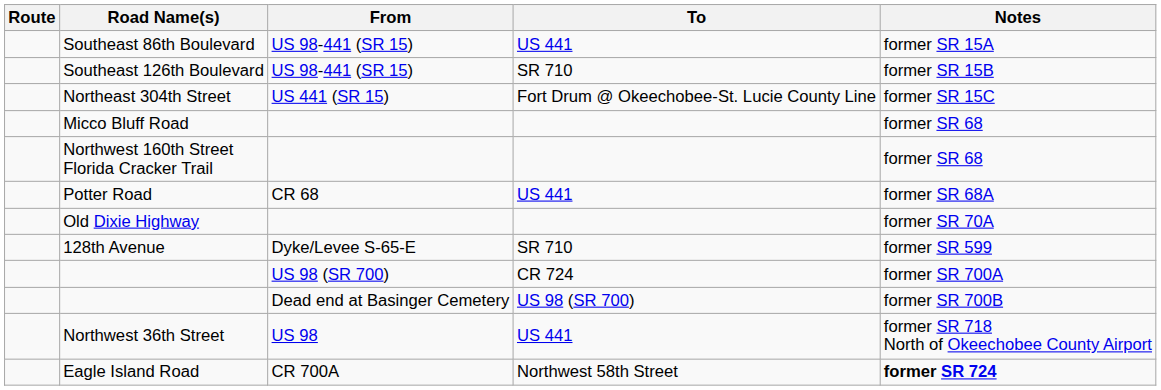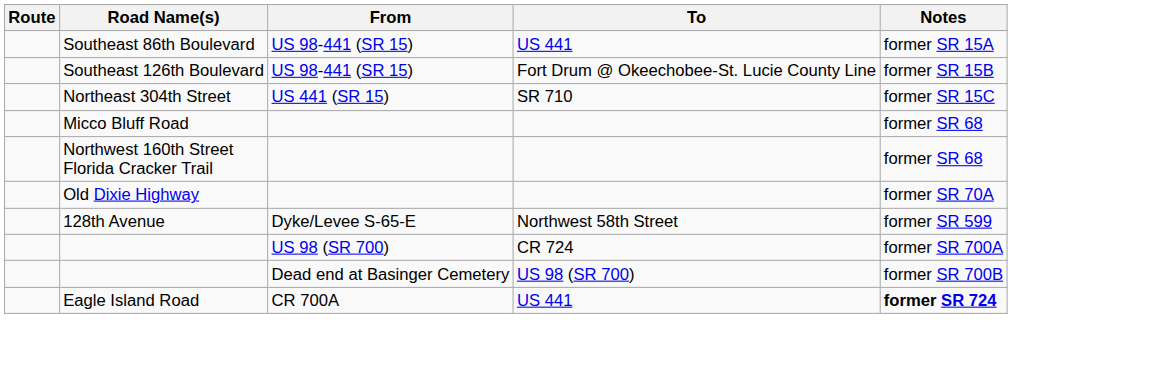(545, 70) SR 710 -> (697, 70) Fort Drum @ Okeechobee-St. Lucie County Line
(697, 96) Fort Drum @ Okeechobee-St. Lucie County Line -> (545, 96) SR 710
- row: (108, 194)
(545, 247) SR 710 -> (597, 221) Northwest 58th Street
- row: (144, 336)
(597, 371) Northwest 58th Street -> (545, 300) US 441
